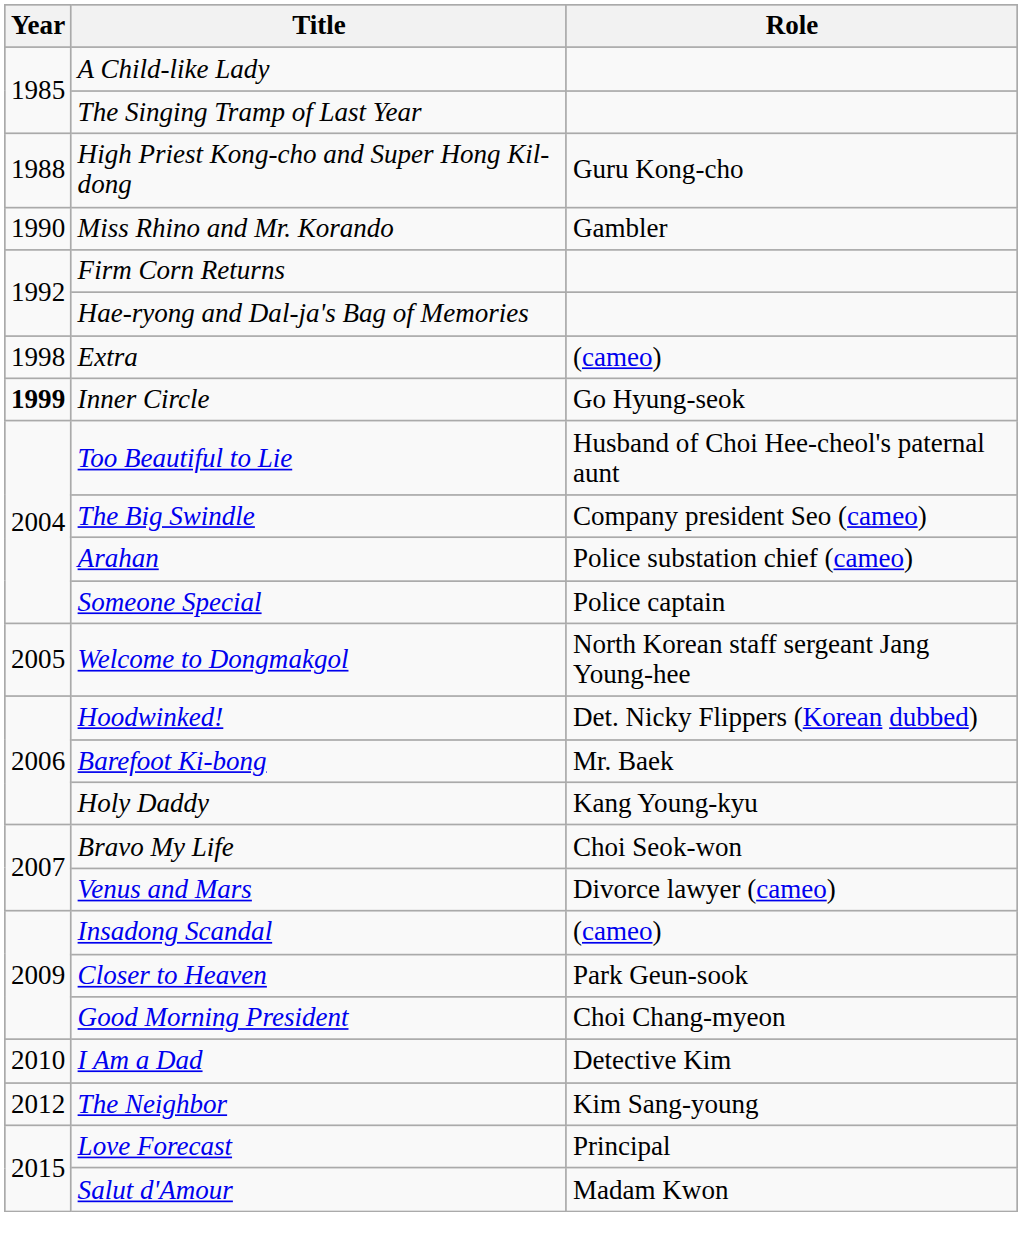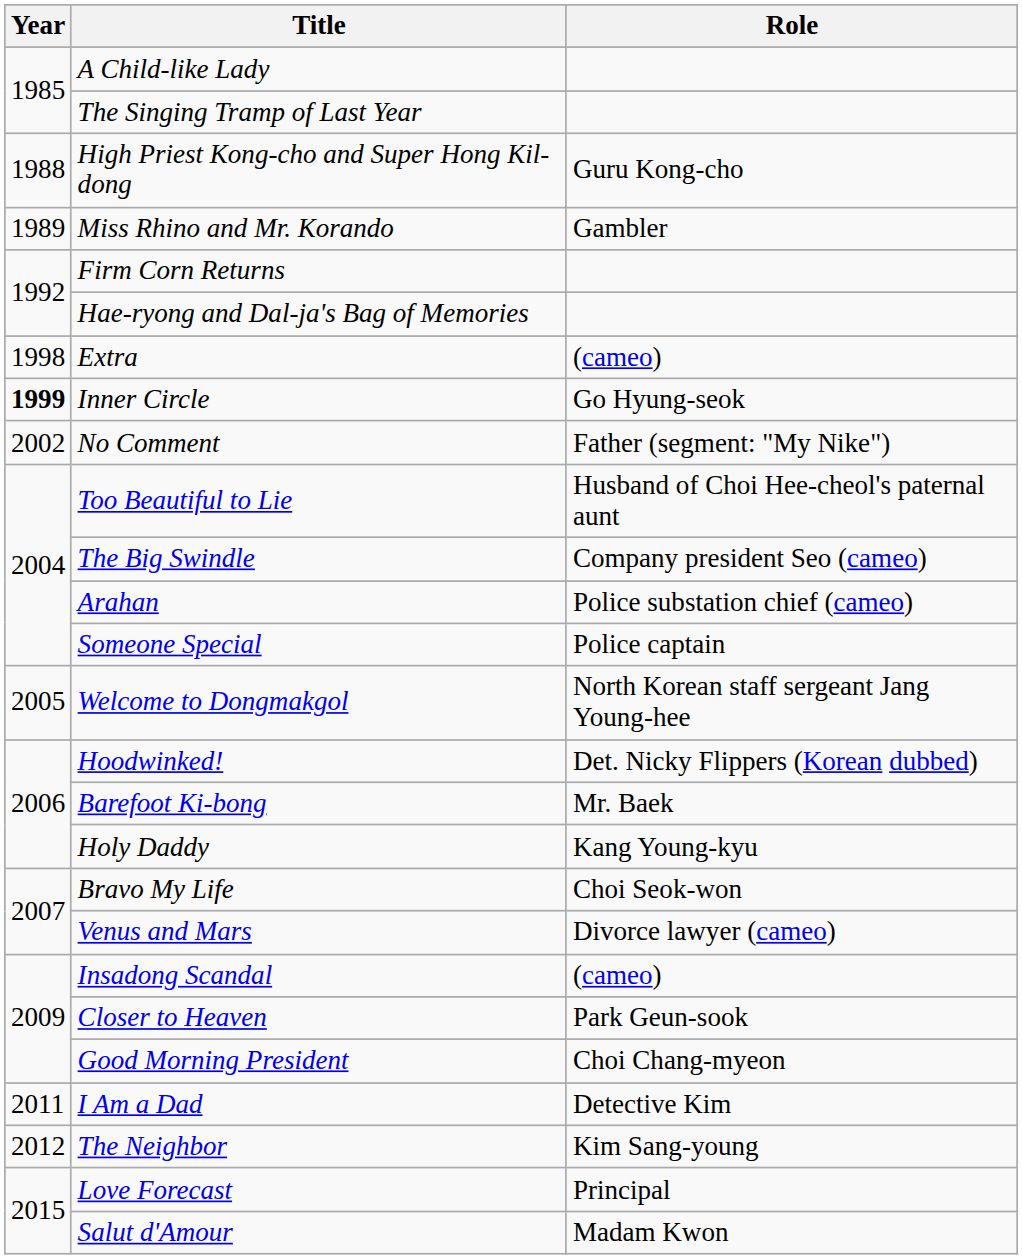(38, 227) 1990 -> (38, 227) 1989
+ row: (149, 442)
(38, 1060) 2010 -> (38, 1103) 2011
